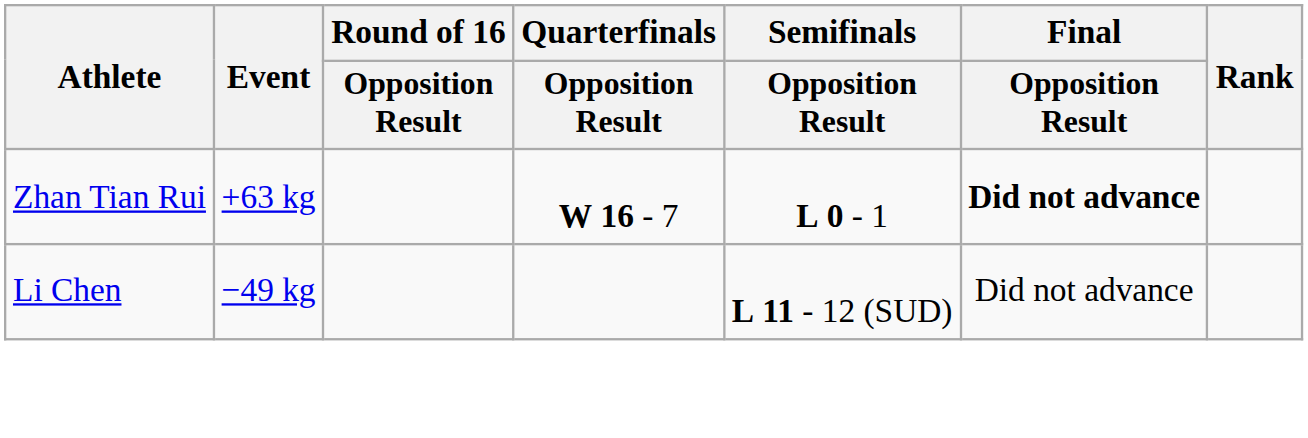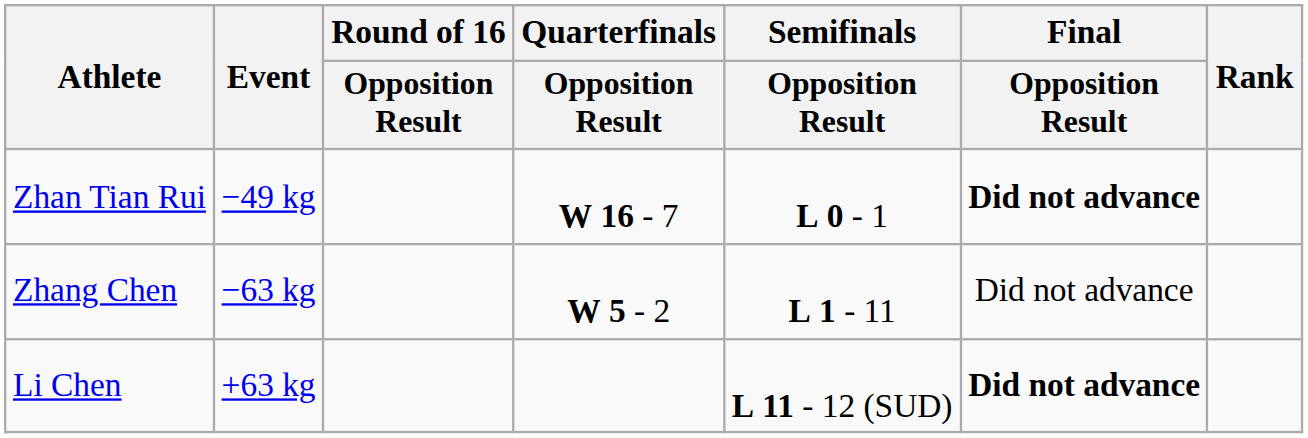(269, 196) +63 kg -> (269, 196) −49 kg
+ row: (95, 291)
(269, 291) −49 kg -> (269, 385) +63 kg
(1084, 291) normal -> (1084, 385) bold
